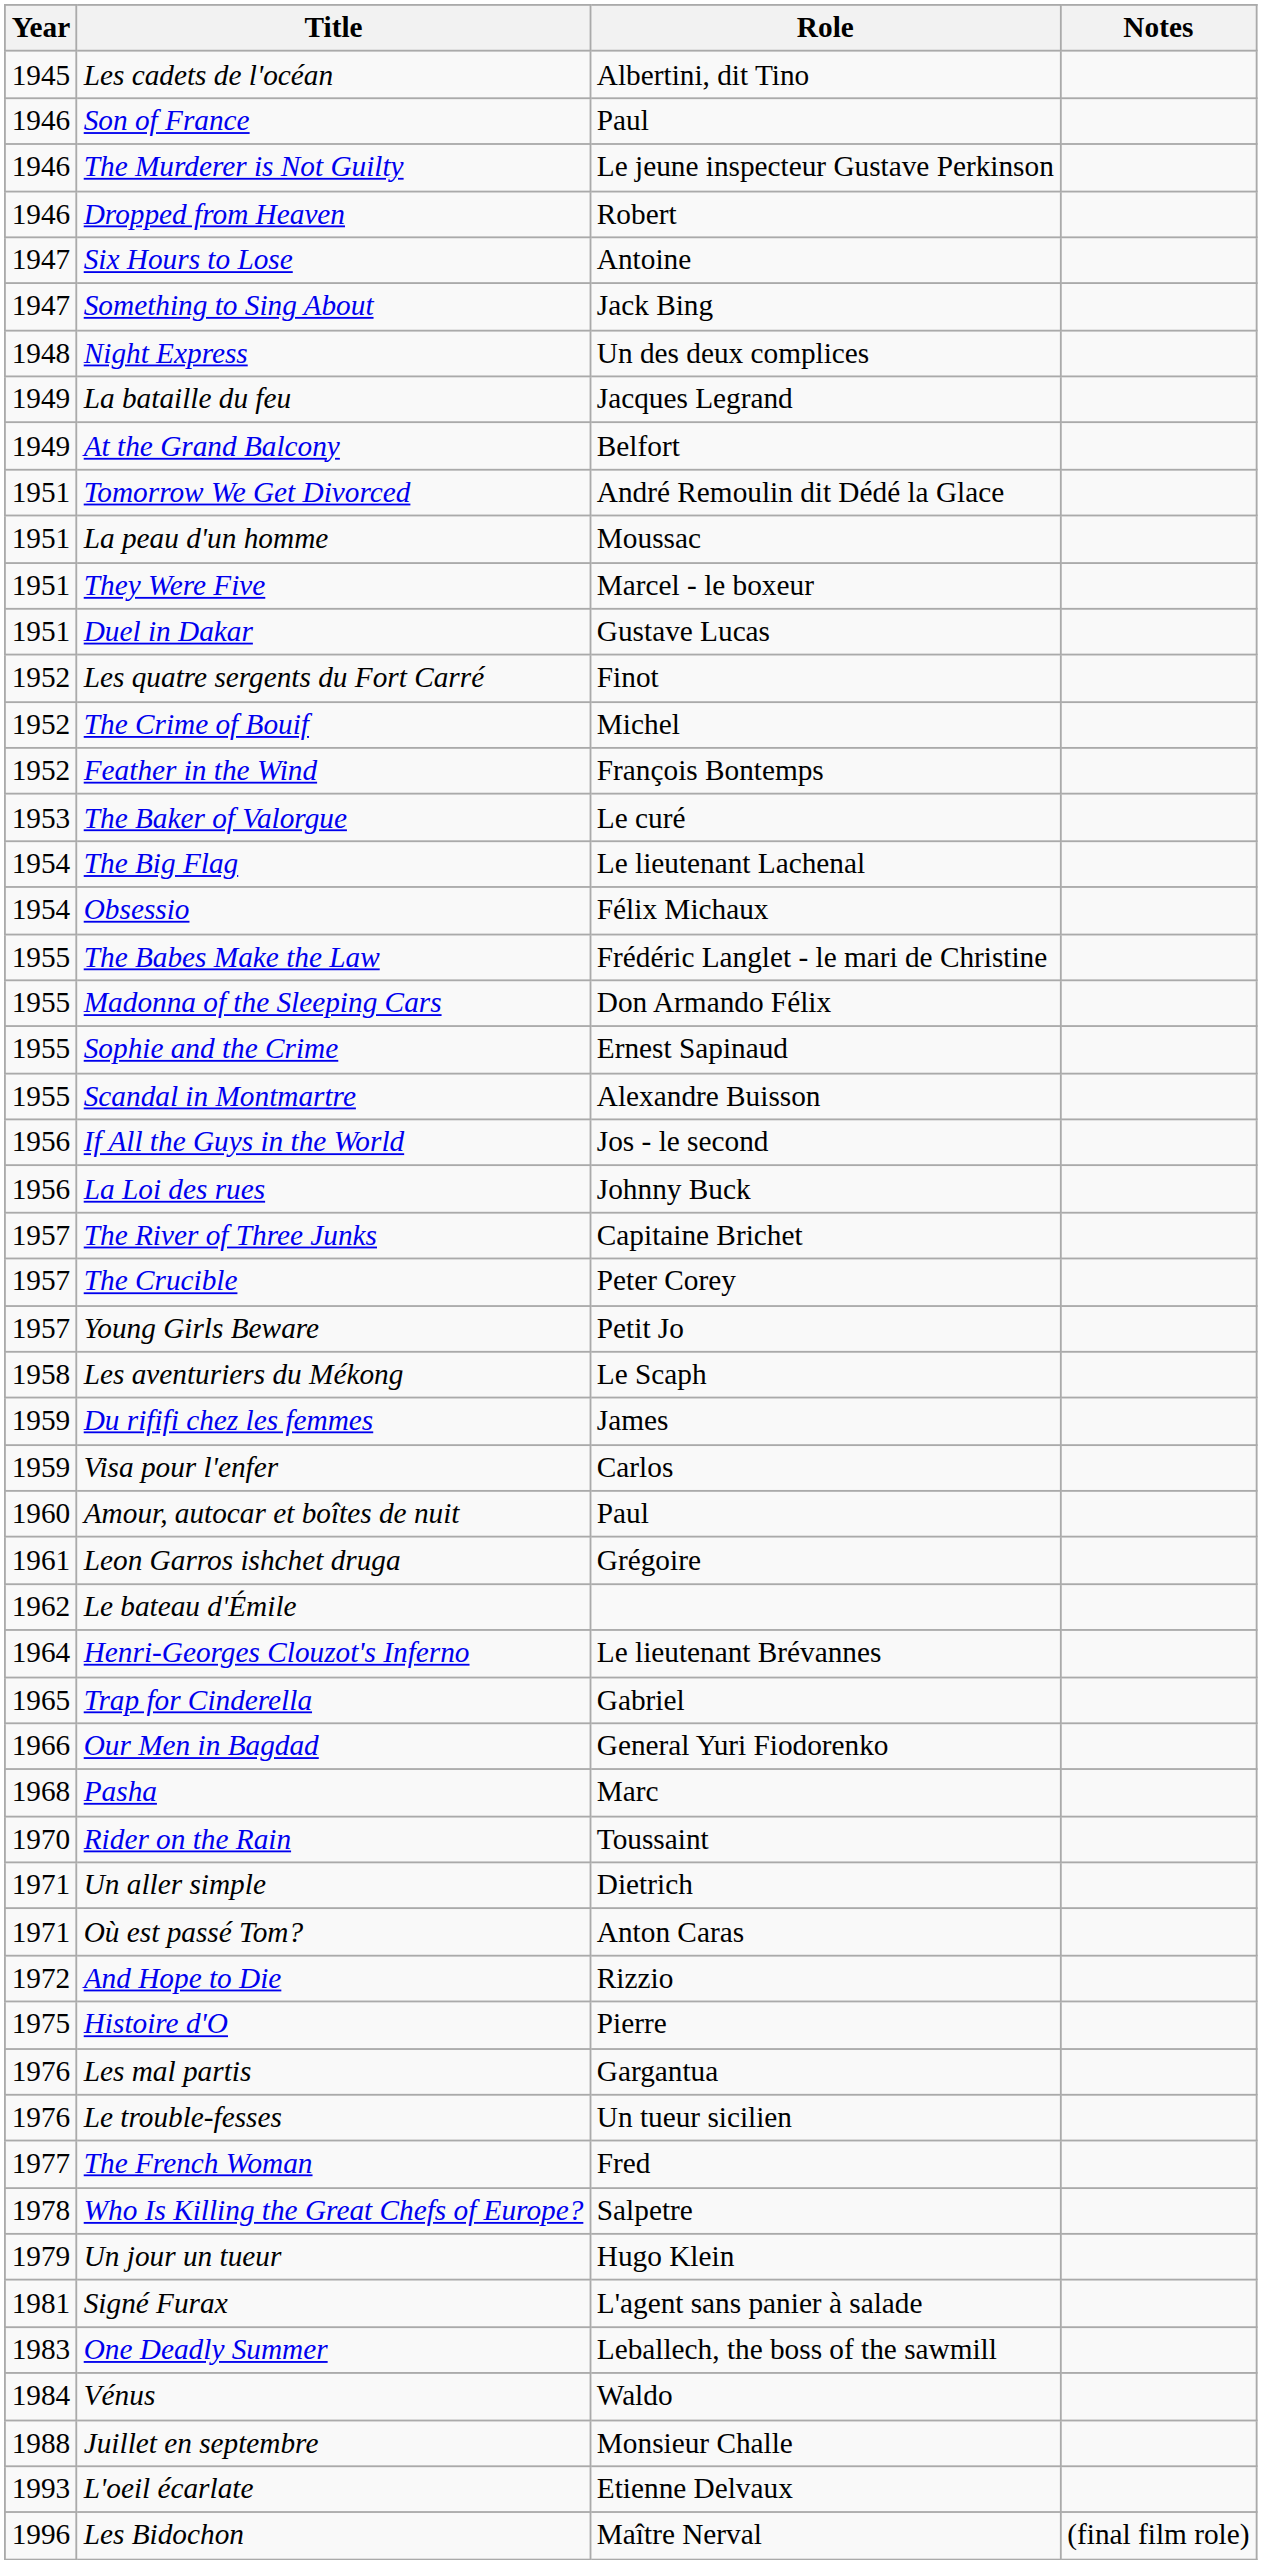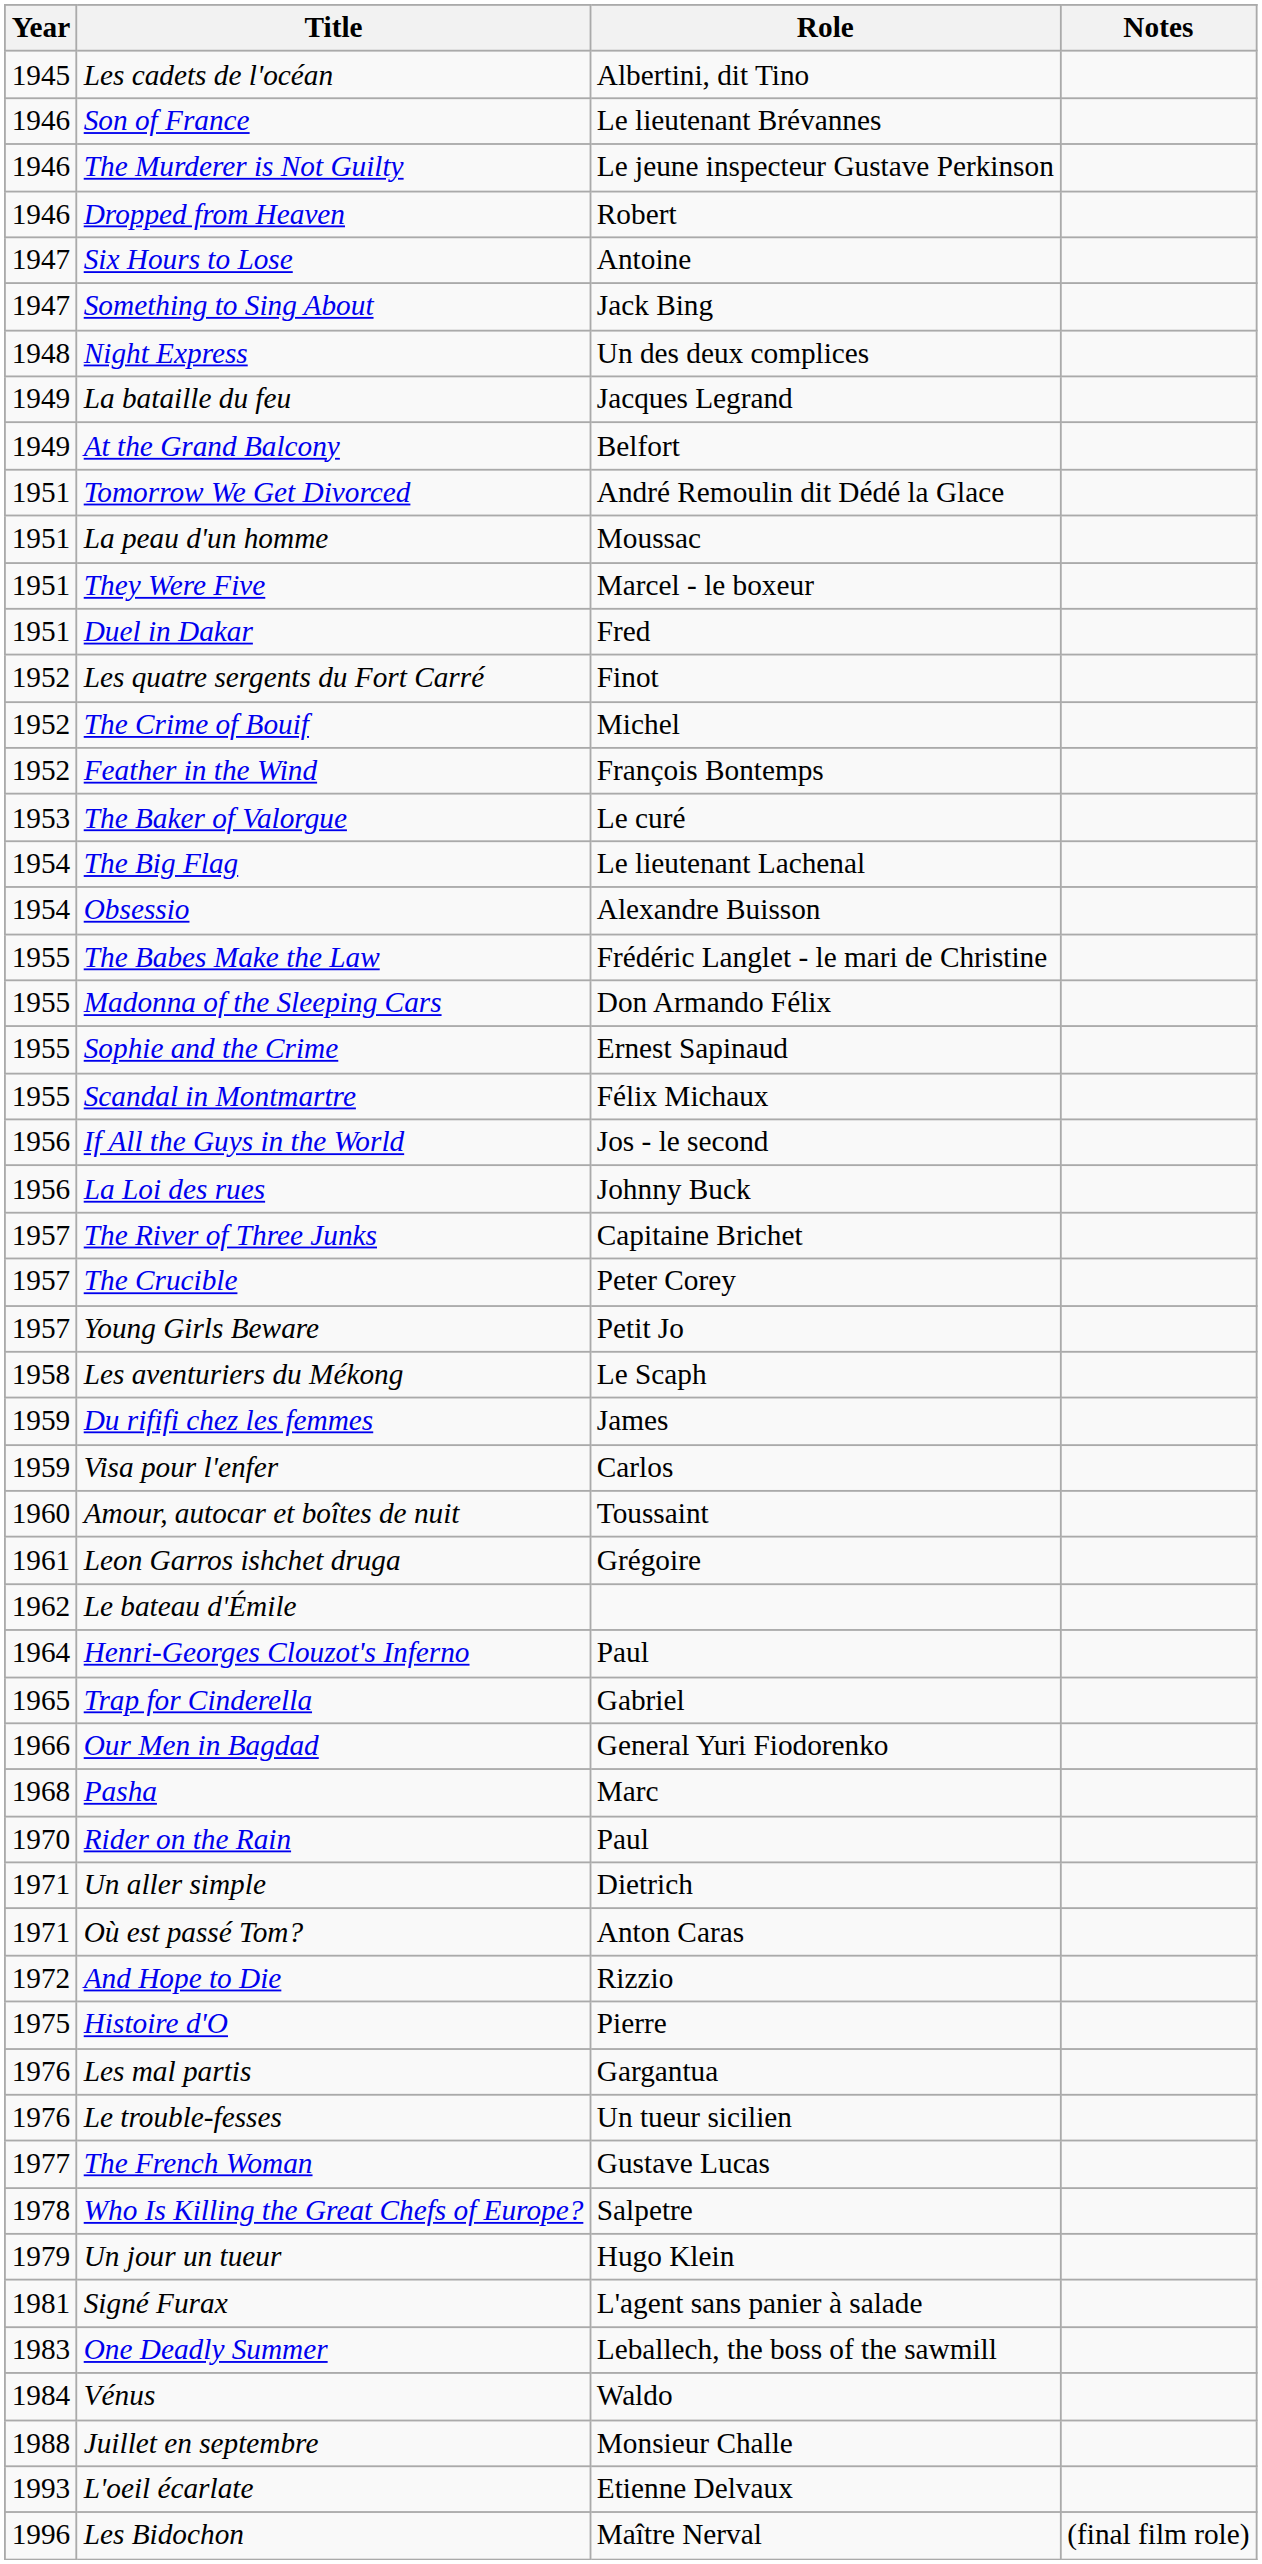(623, 120) Paul -> (739, 120) Le lieutenant Brévannes
(683, 631) Gustave Lucas -> (624, 631) Fred
(683, 910) Félix Michaux -> (709, 910) Alexandre Buisson
(709, 1095) Alexandre Buisson -> (683, 1095) Félix Michaux
(623, 1513) Paul -> (653, 1513) Toussaint
(739, 1652) Le lieutenant Brévannes -> (623, 1652) Paul
(653, 1838) Toussaint -> (623, 1838) Paul
(624, 2163) Fred -> (683, 2163) Gustave Lucas
